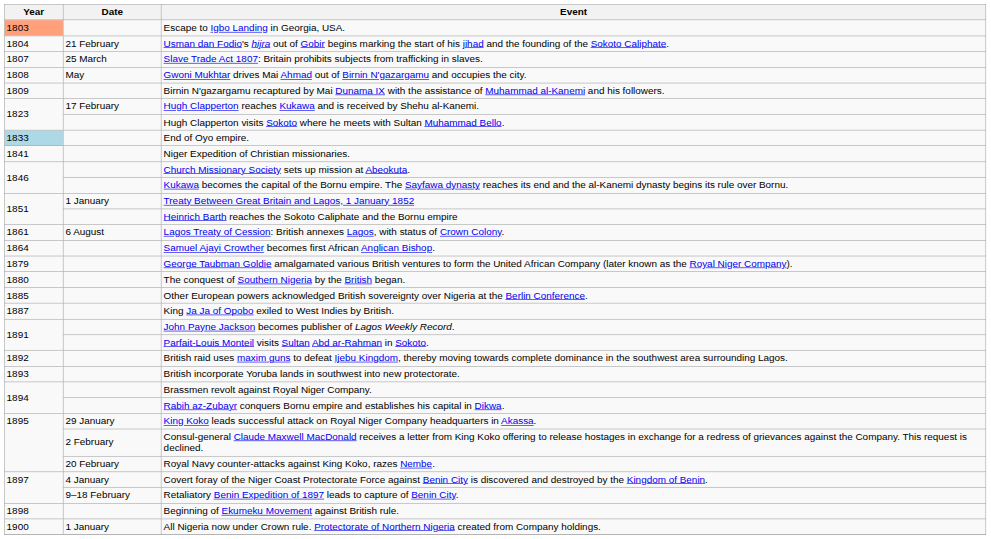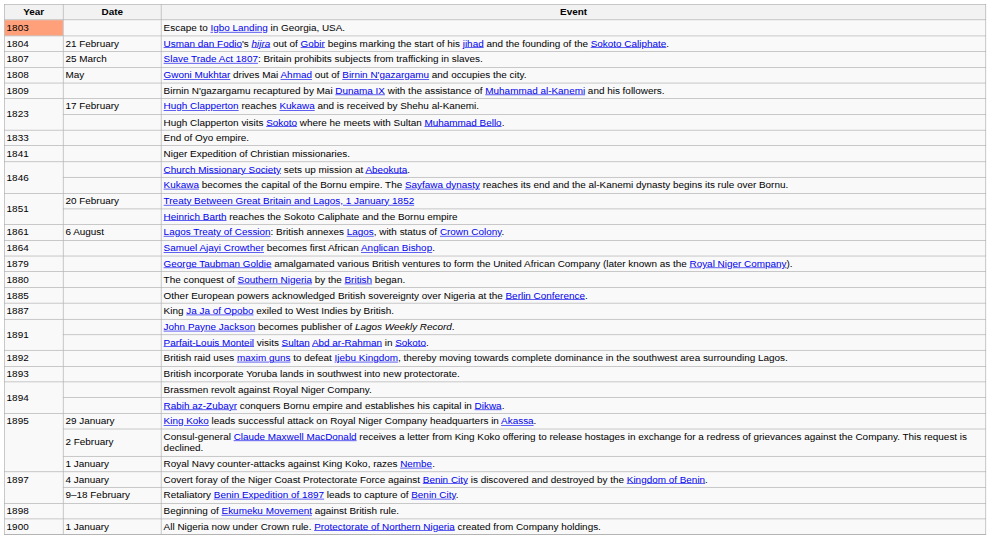(18, 138) lightblue background -> (18, 138) no background
(87, 201) 1 January -> (92, 201) 20 February
(92, 464) 20 February -> (87, 464) 1 January
